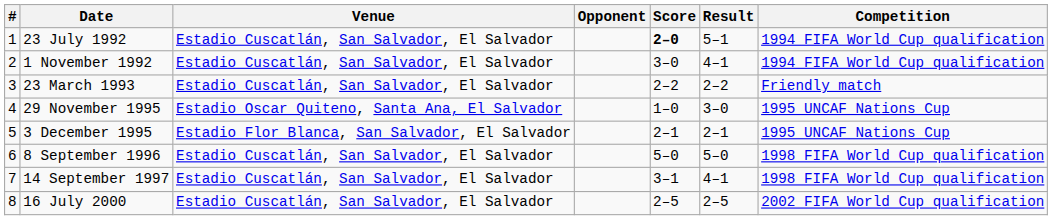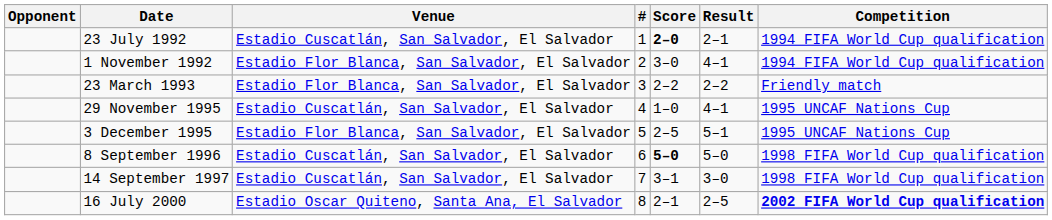columns swapped: (12, 16) <-> (612, 16)
(716, 40) 5–1 -> (716, 40) 2–1
(365, 63) Estadio Cuscatlán, San Salvador, El Salvador -> (434, 63) Estadio Flor Blanca, San Salvador, El Salvador
(365, 86) Estadio Cuscatlán, San Salvador, El Salvador -> (434, 86) Estadio Flor Blanca, San Salvador, El Salvador
(369, 109) Estadio Oscar Quiteno, Santa Ana, El Salvador -> (425, 109) Estadio Cuscatlán, San Salvador, El Salvador
(716, 109) 3–0 -> (716, 109) 4–1
(666, 133) 2–1 -> (666, 133) 2–5
(716, 133) 2–1 -> (716, 133) 5–1
(666, 156) normal -> (666, 156) bold
(716, 179) 4–1 -> (716, 179) 3–0
(365, 203) Estadio Cuscatlán, San Salvador, El Salvador -> (429, 203) Estadio Oscar Quiteno, Santa Ana, El Salvador
(666, 203) 2–5 -> (666, 203) 2–1
(903, 203) normal -> (903, 203) bold
